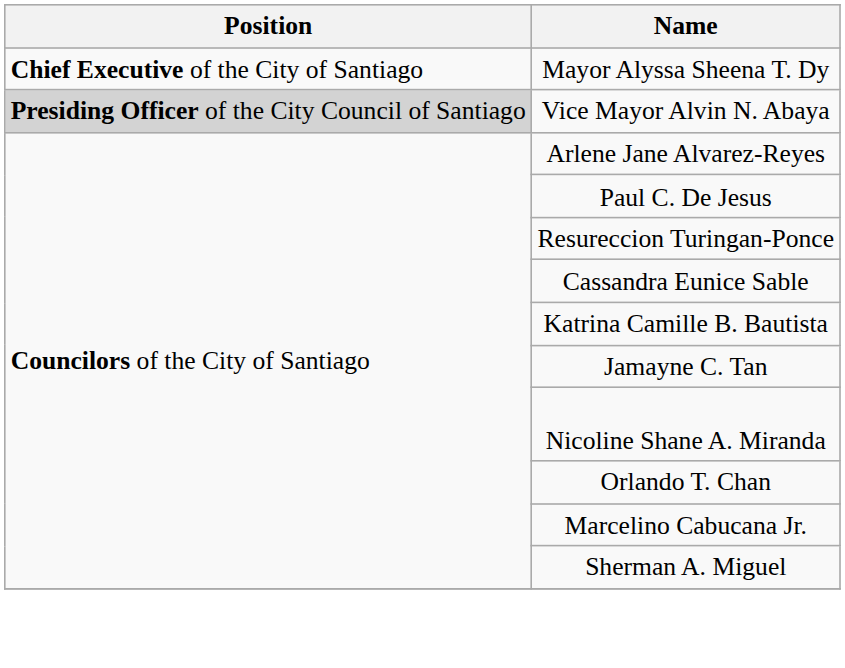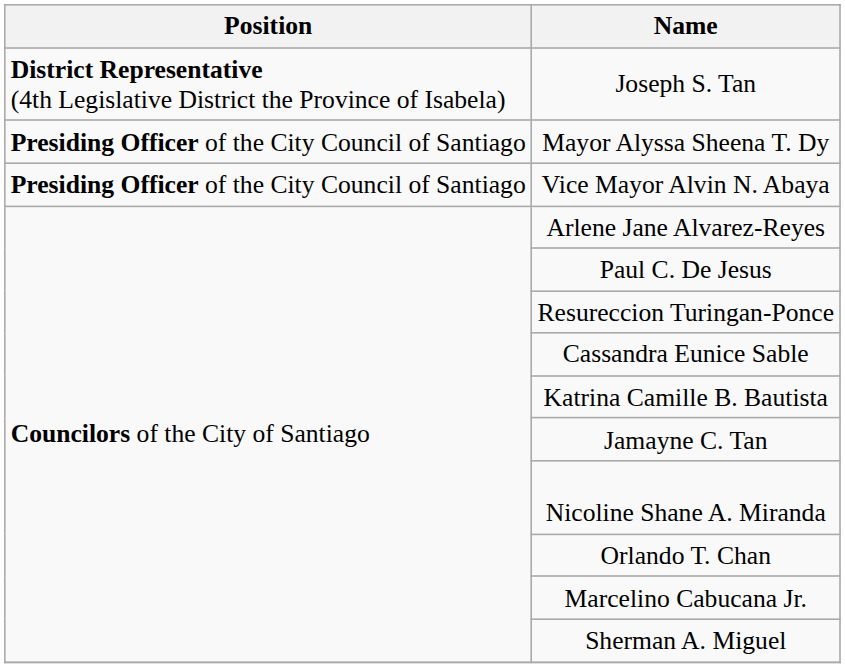+ row: (686, 84)
(217, 68) Chief Executive of the City of Santiago -> (268, 142) Presiding Officer of the City Council of Santiago
(268, 111) lightgrey background -> (268, 184) no background
